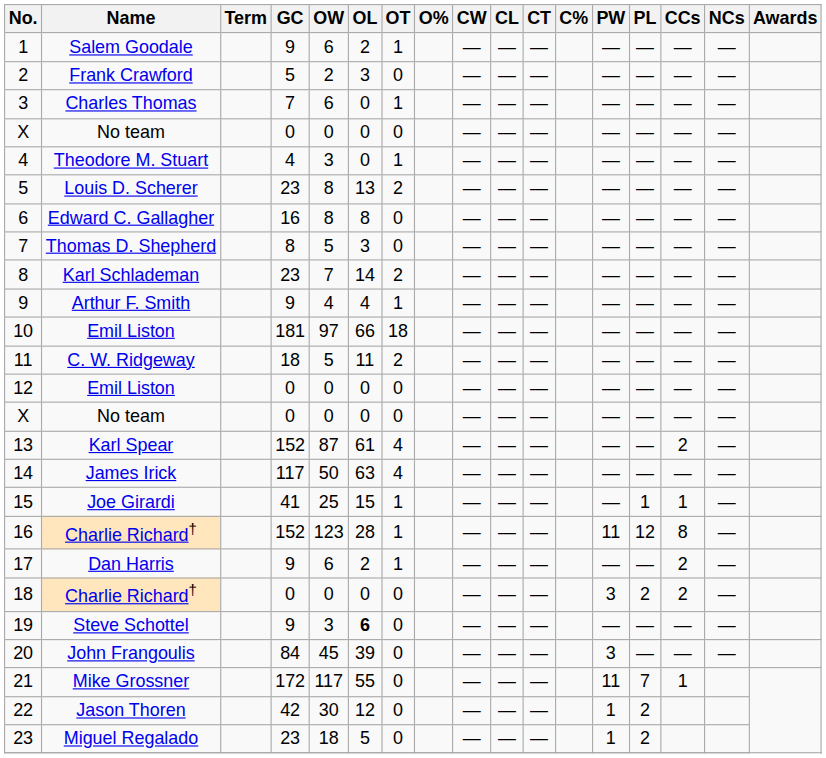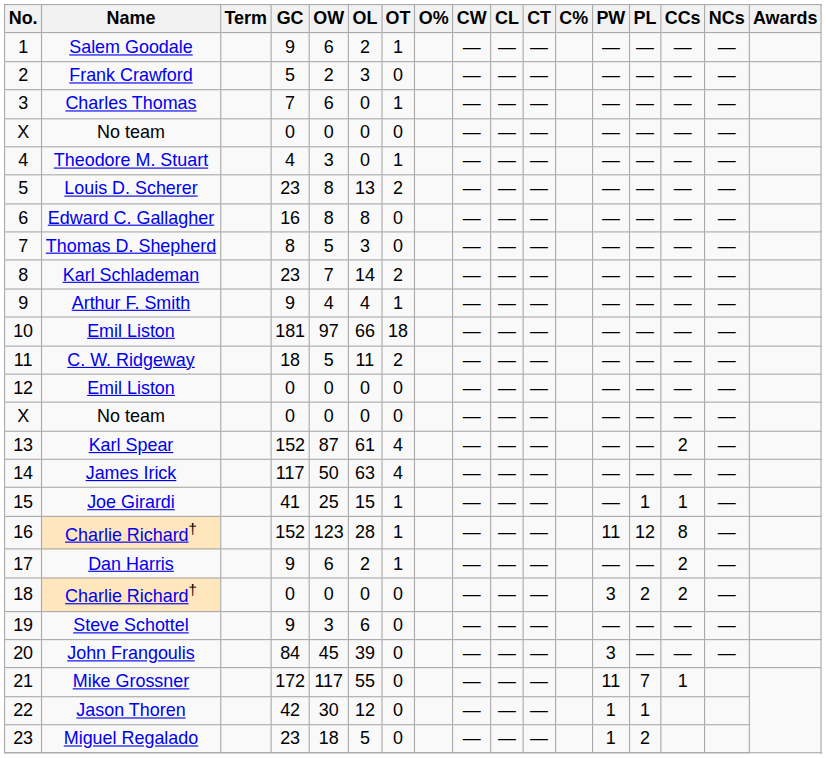(365, 625) bold -> (365, 625) normal
(645, 710) 2 -> (645, 710) 1
